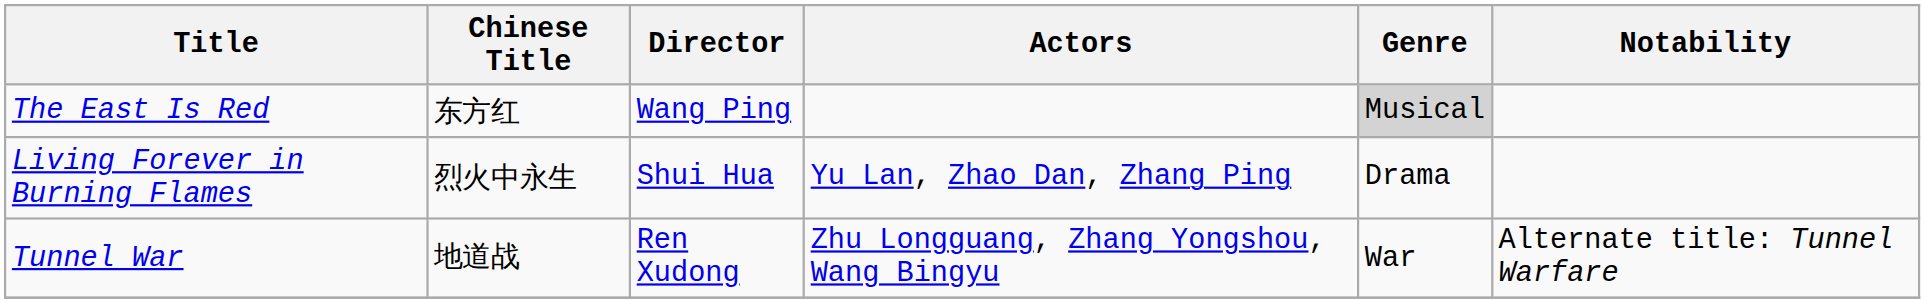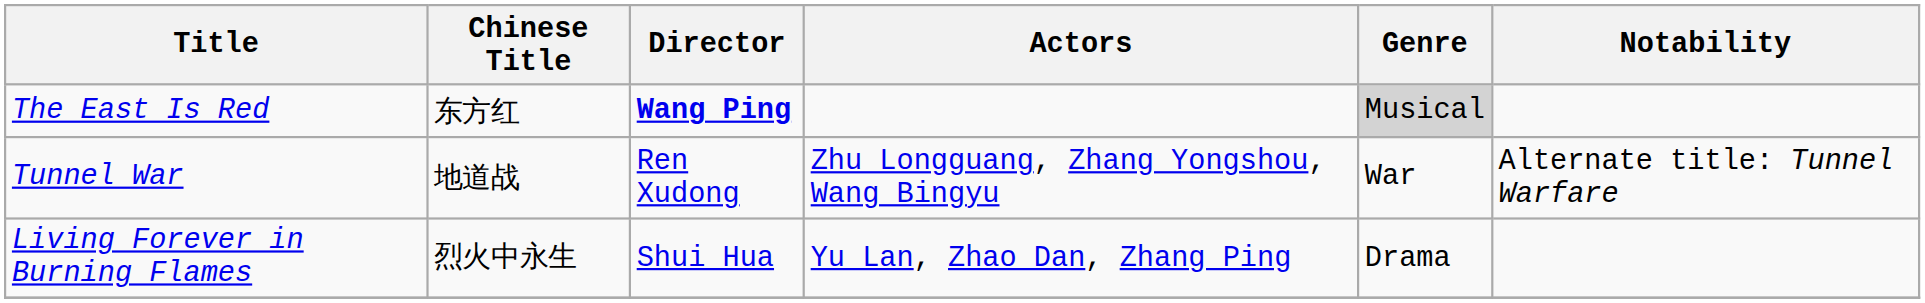(714, 111) normal -> (714, 111) bold
rows swapped: (158, 178) <-> (98, 257)
